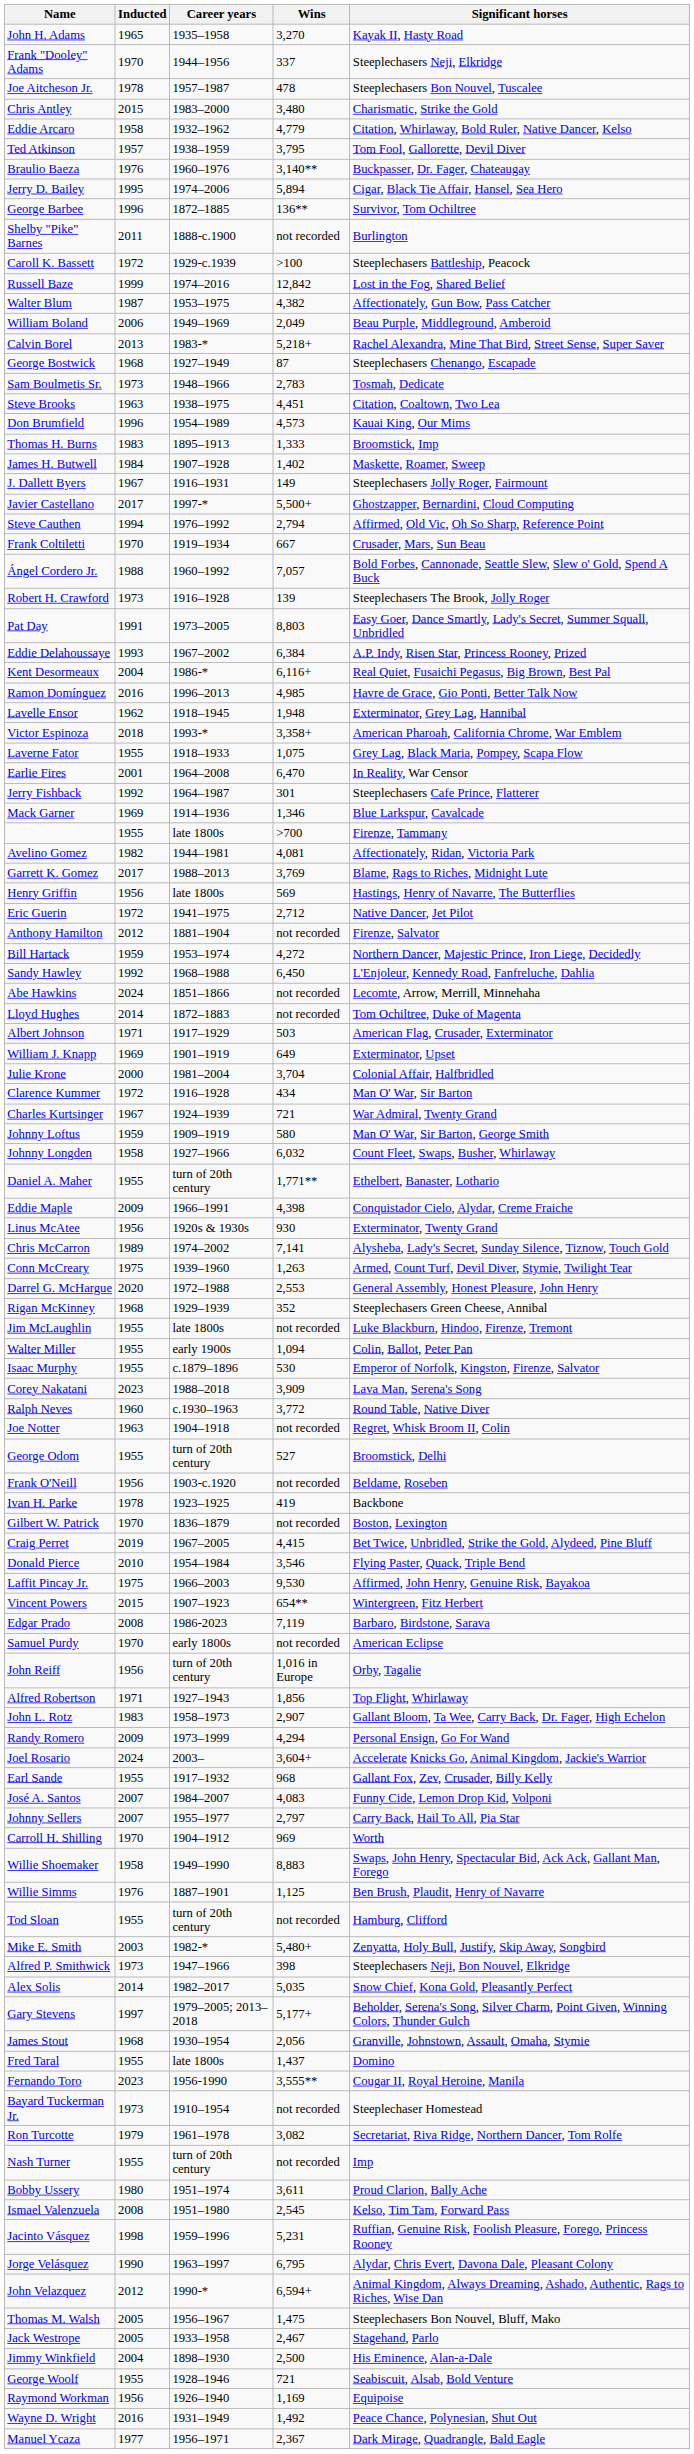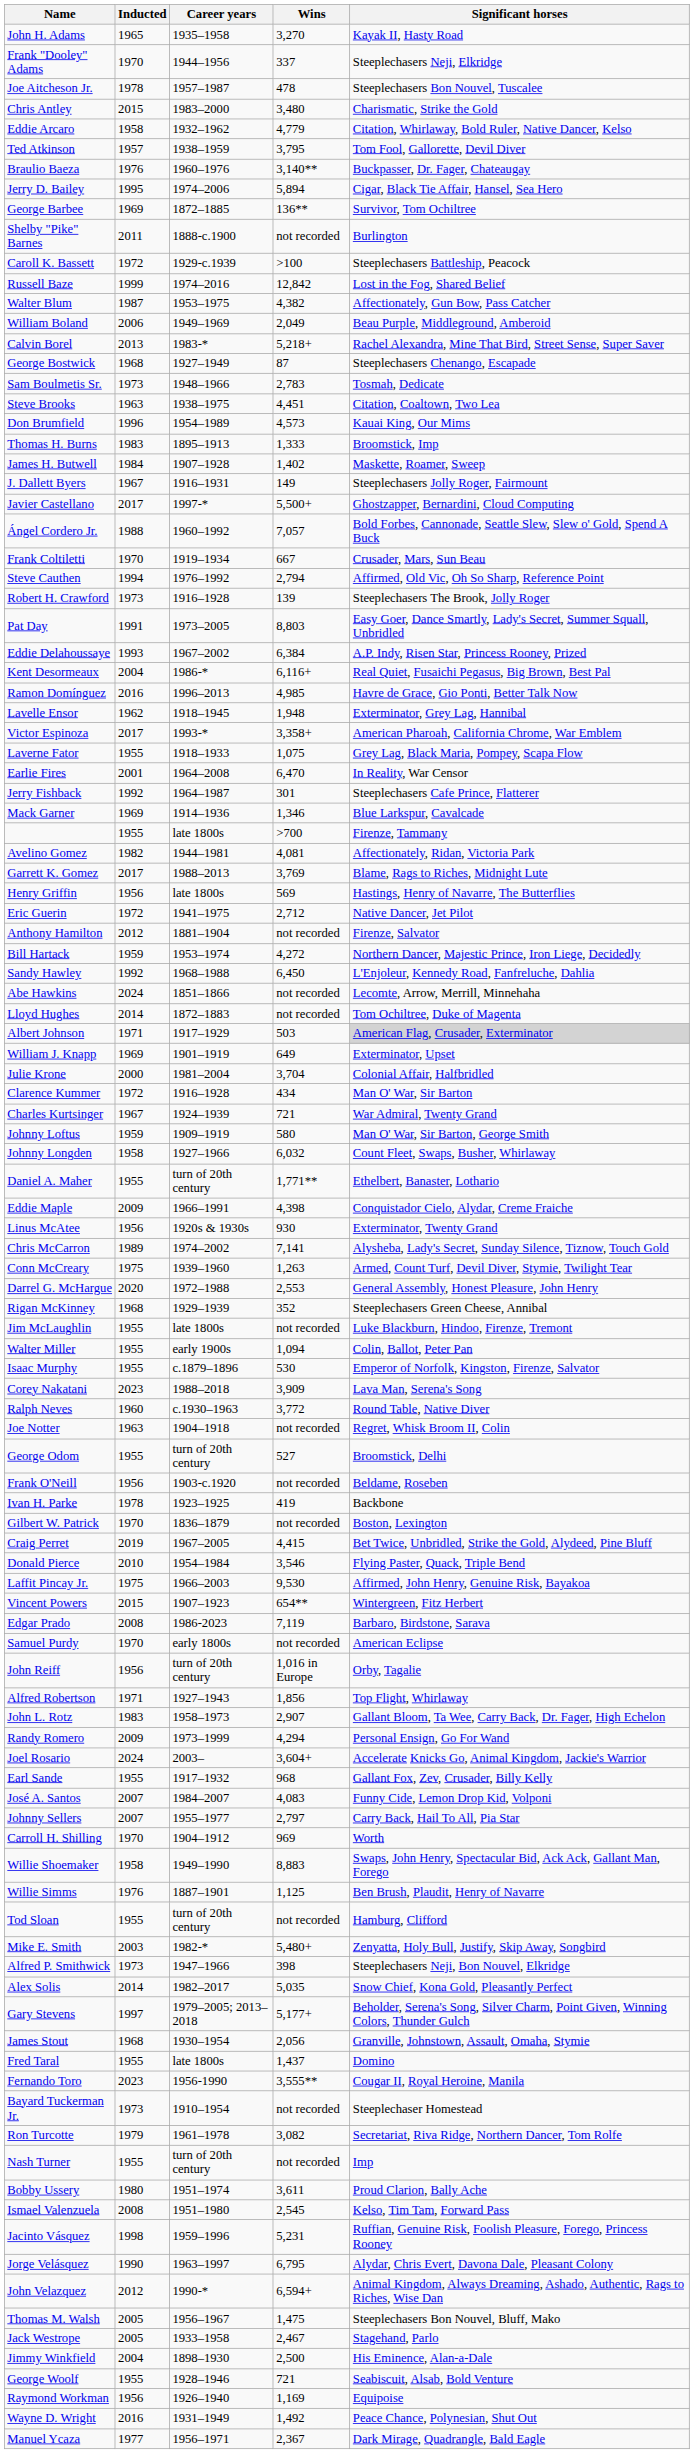(131, 209) 1996 -> (131, 209) 1969
rows swapped: (44, 524) <-> (52, 571)
(131, 732) 2018 -> (131, 732) 2017
(453, 1033) no background -> (453, 1033) lightgrey background
